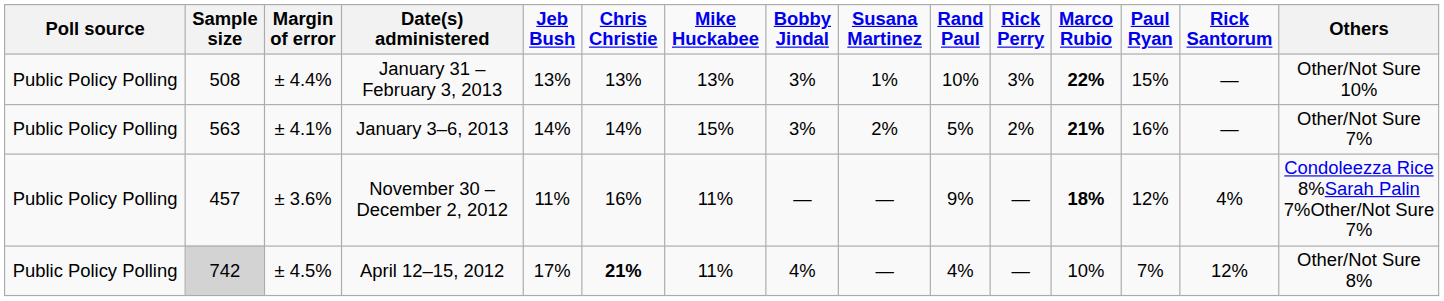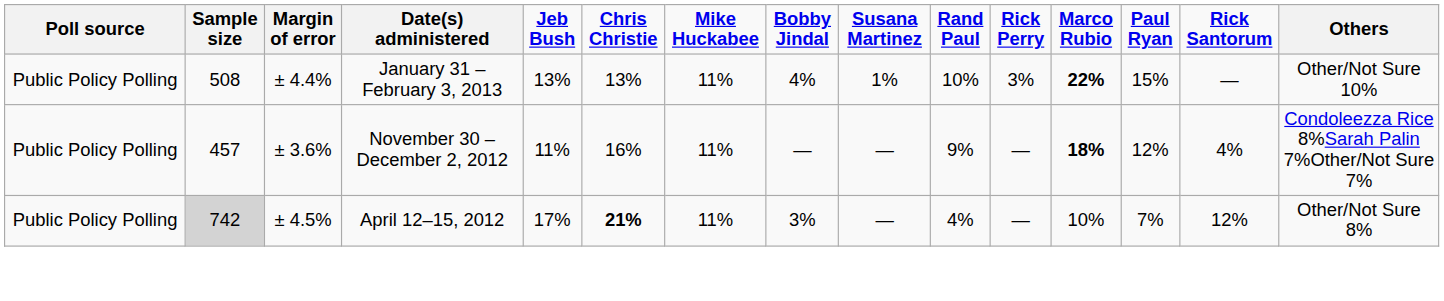(715, 79) 13% -> (715, 79) 11%
(802, 79) 3% -> (802, 79) 4%
- row: (432, 129)
(802, 270) 4% -> (802, 220) 3%
